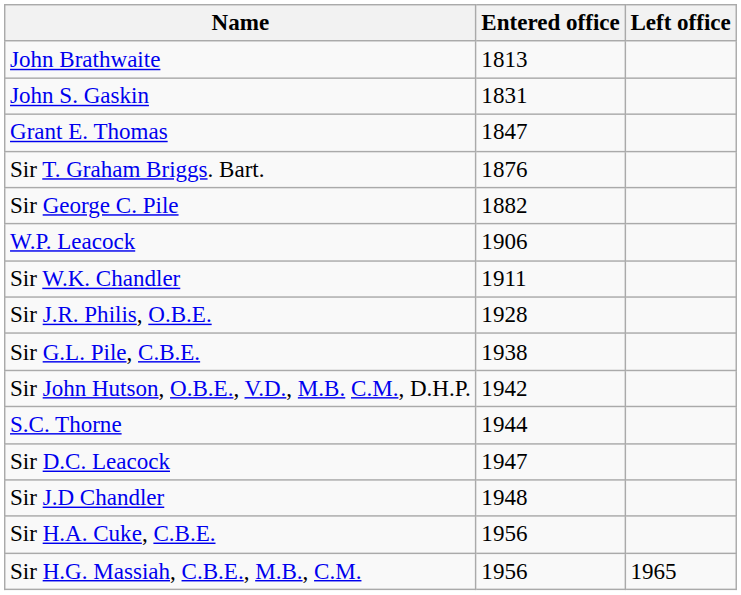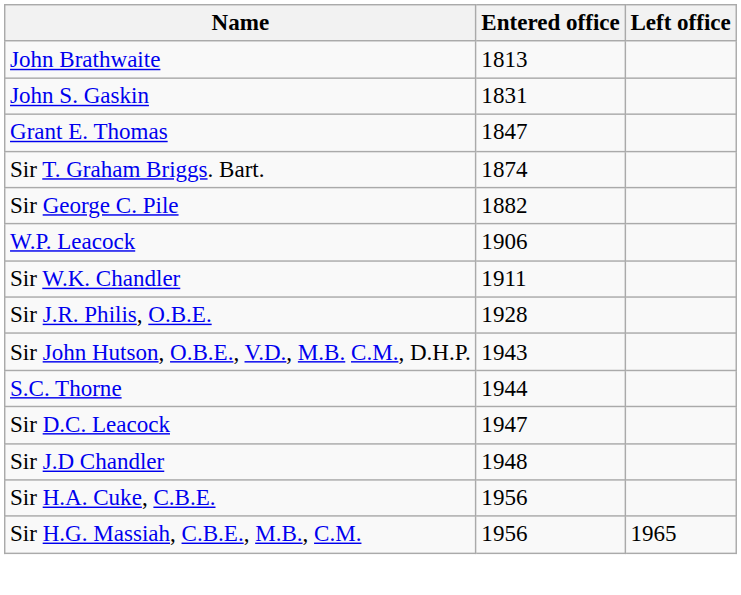(504, 168) 1876 -> (504, 168) 1874
- row: (105, 351)
(504, 388) 1942 -> (504, 351) 1943
